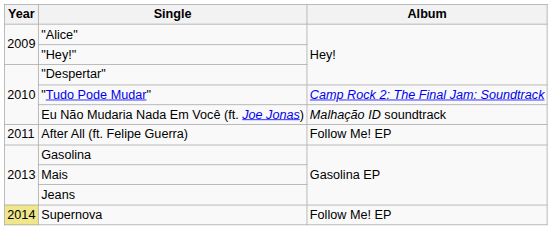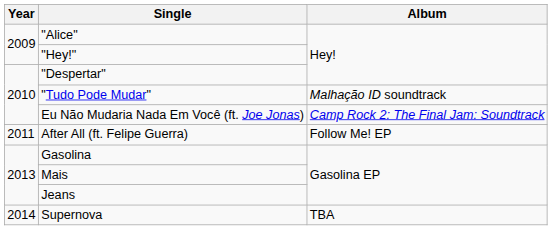(427, 94) Camp Rock 2: The Final Jam: Soundtrack -> (378, 94) Malhação ID soundtrack
(378, 114) Malhação ID soundtrack -> (427, 114) Camp Rock 2: The Final Jam: Soundtrack
(21, 214) khaki background -> (21, 214) no background
(351, 214) Follow Me! EP -> (322, 214) TBA
